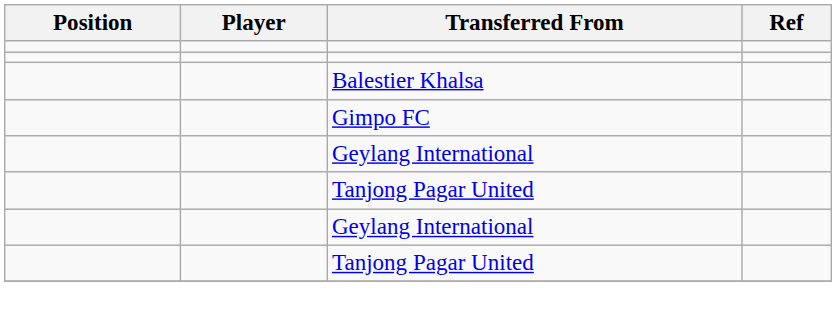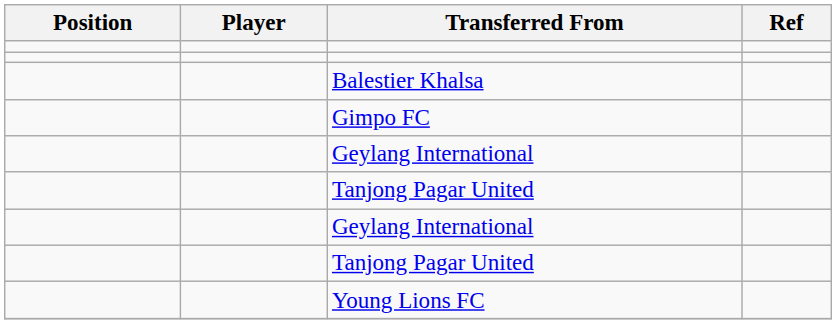+ row: (93, 300)
